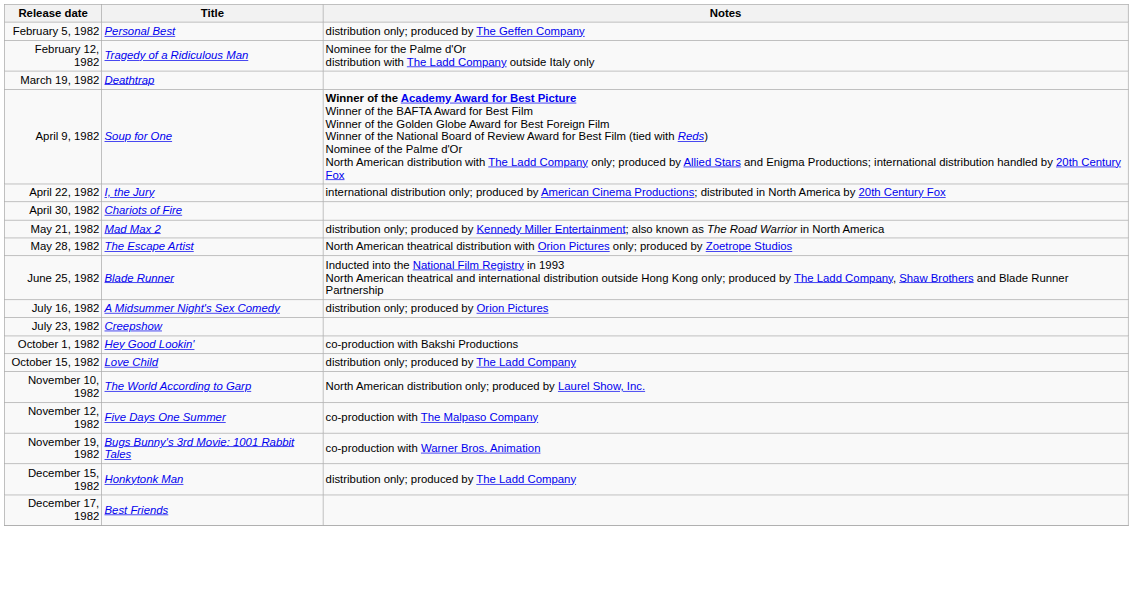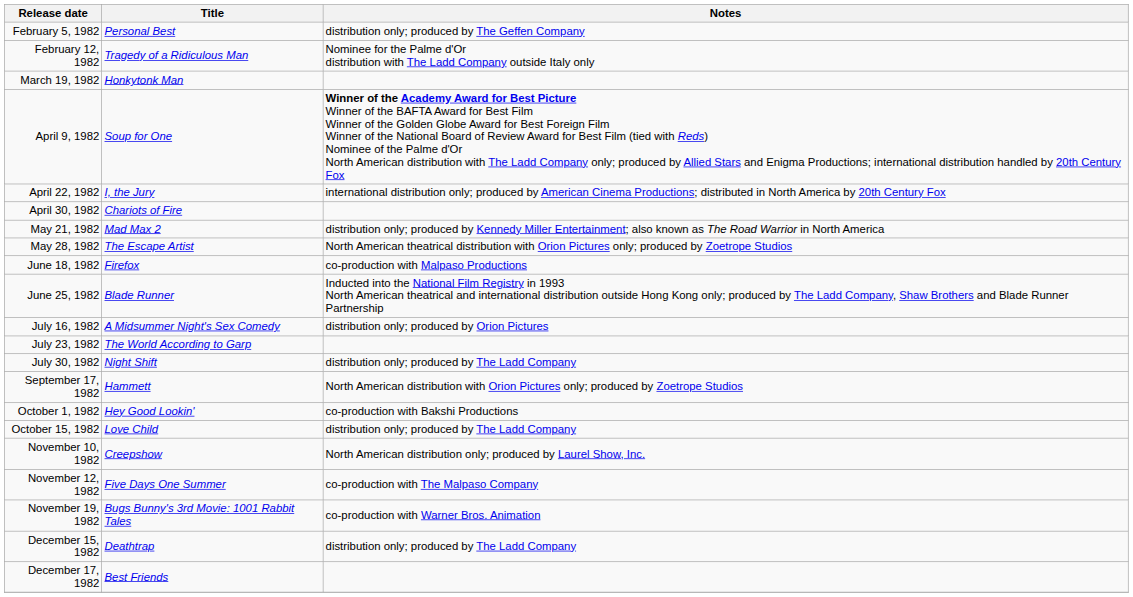(129, 80) Deathtrap -> (144, 80) Honkytonk Man
+ row: (63, 265)
(133, 326) Creepshow -> (178, 344) The World According to Garp
+ row: (65, 362)
+ row: (62, 387)
(178, 387) The World According to Garp -> (133, 453) Creepshow
(144, 479) Honkytonk Man -> (129, 546) Deathtrap
